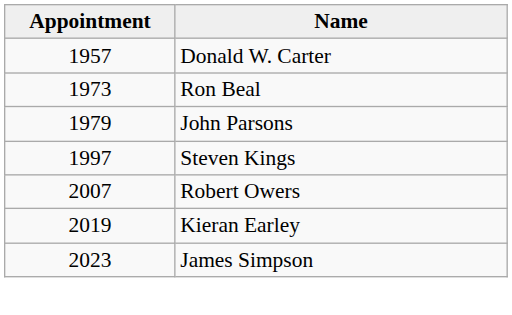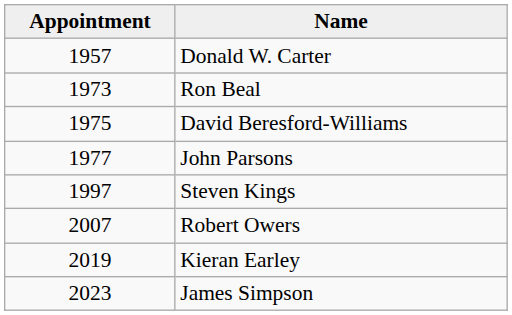+ row: (294, 123)
(90, 123) 1979 -> (90, 157) 1977
